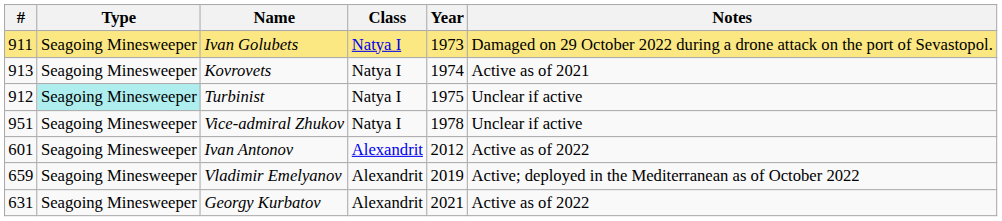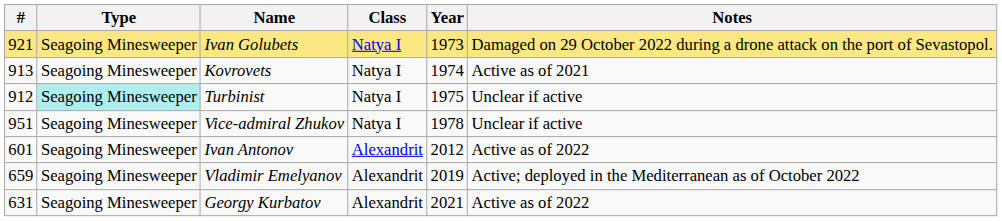(21, 44) 911 -> (21, 44) 921
